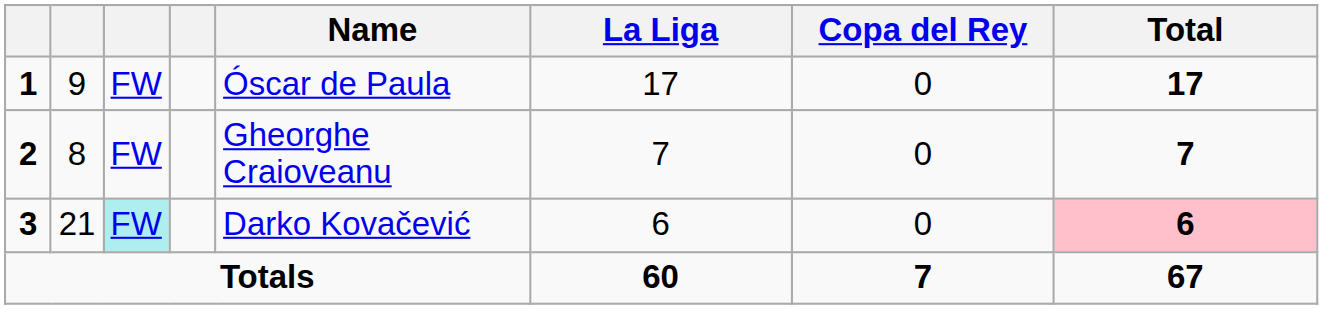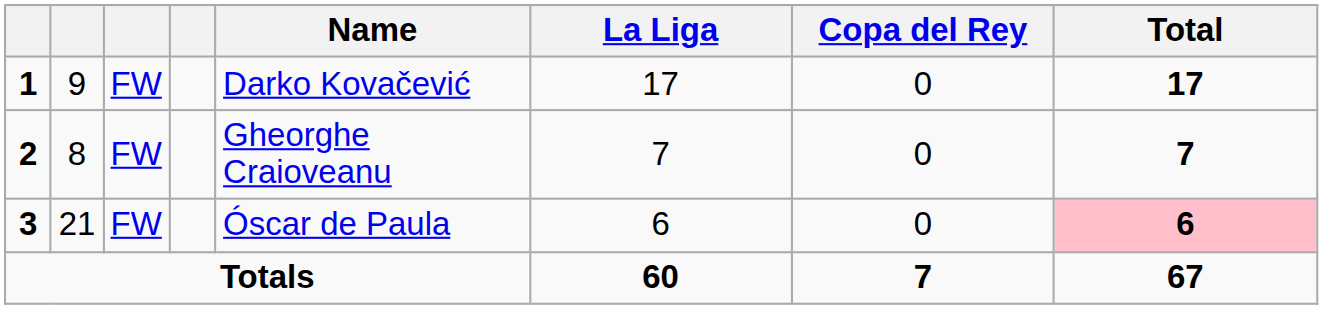(337, 82) Óscar de Paula -> (347, 82) Darko Kovačević
(136, 224) paleturquoise background -> (136, 224) no background
(347, 224) Darko Kovačević -> (337, 224) Óscar de Paula
